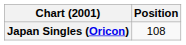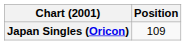(156, 31) 108 -> (156, 31) 109
